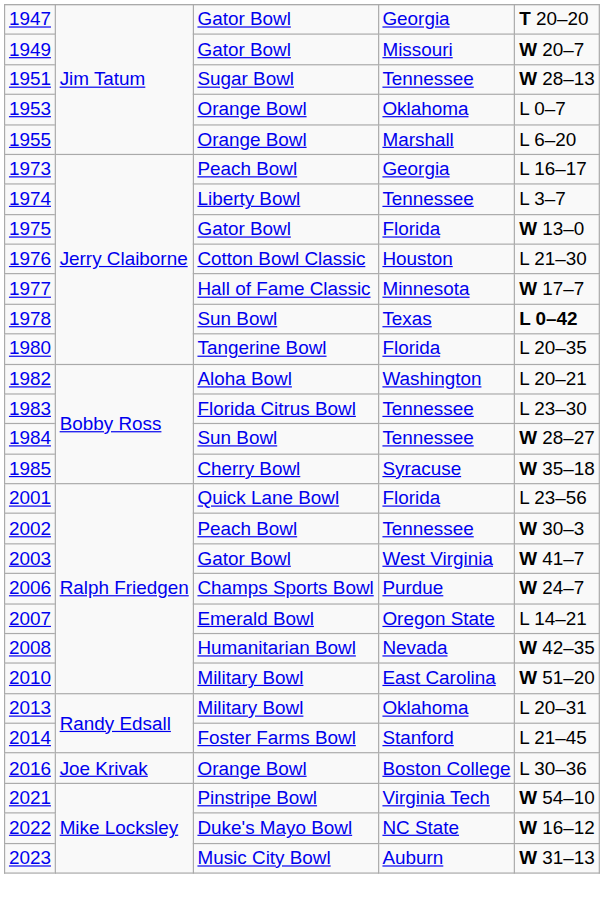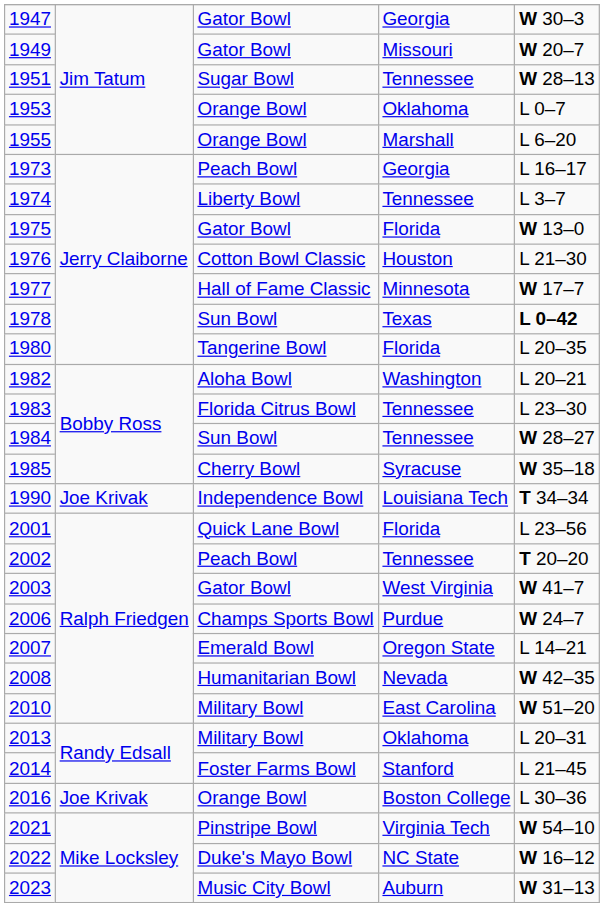(554, 19) T 20–20 -> (552, 19) W 30–3
+ row: (30, 498)
(552, 528) W 30–3 -> (554, 558) T 20–20
